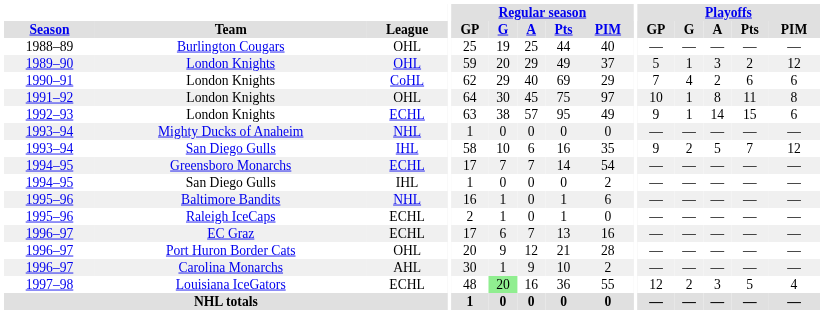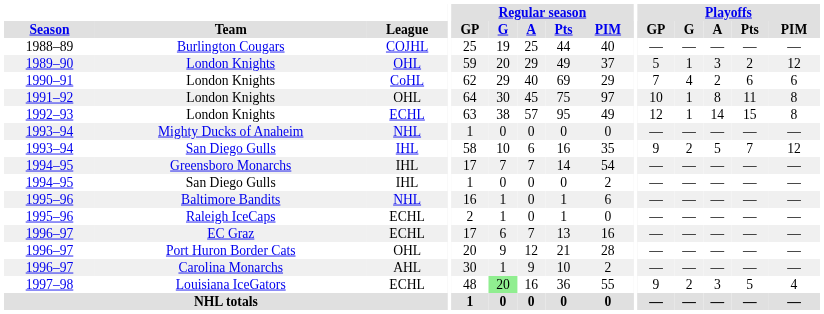(407, 46) OHL -> (407, 46) COJHL
(656, 114) 9 -> (656, 114) 12
(794, 114) 6 -> (794, 114) 8
(407, 165) ECHL -> (407, 165) IHL
(656, 284) 12 -> (656, 284) 9
